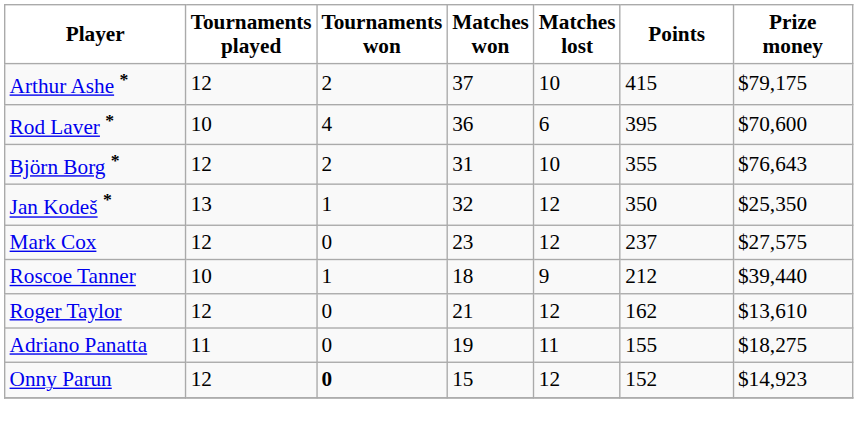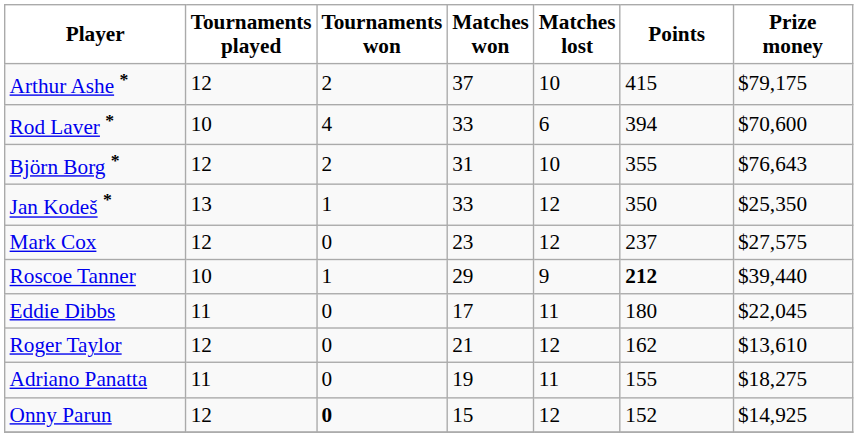(463, 123) 36 -> (463, 123) 33
(641, 123) 395 -> (641, 123) 394
(463, 203) 32 -> (463, 203) 33
(463, 275) 18 -> (463, 275) 29
(641, 275) normal -> (641, 275) bold
+ row: (62, 310)
(772, 379) $14,923 -> (772, 413) $14,925
